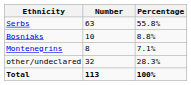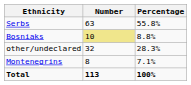(90, 36) no background -> (90, 36) khaki background
rows swapped: (34, 49) <-> (44, 62)
